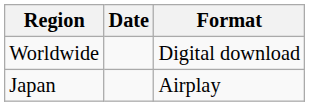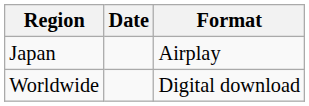rows swapped: (32, 85) <-> (54, 52)
